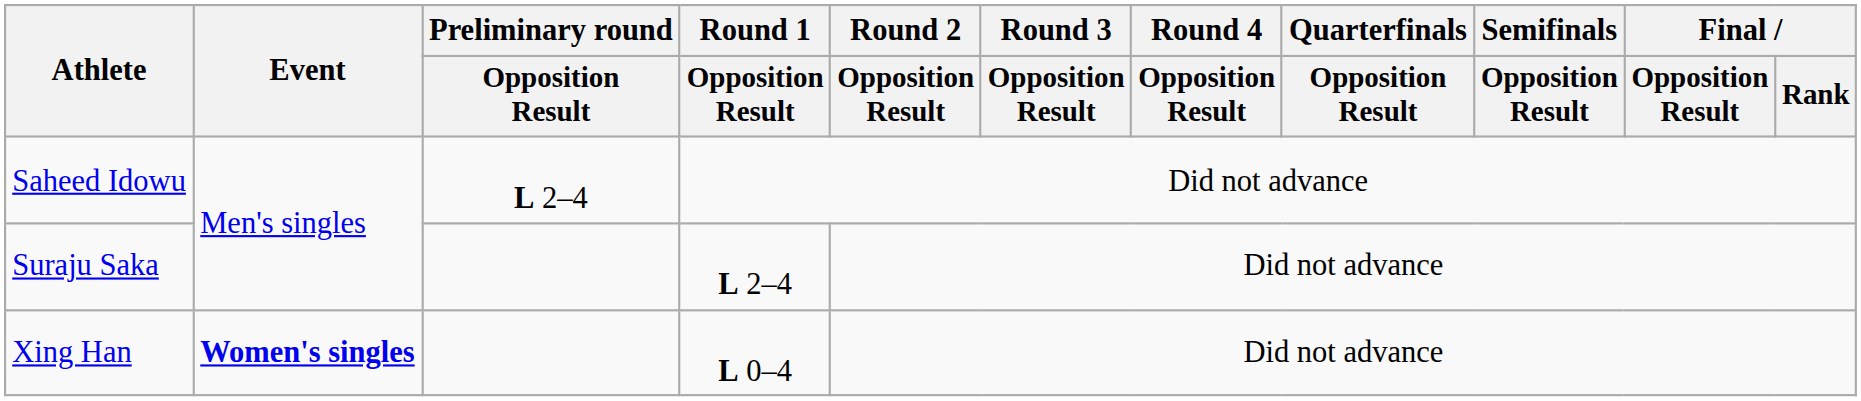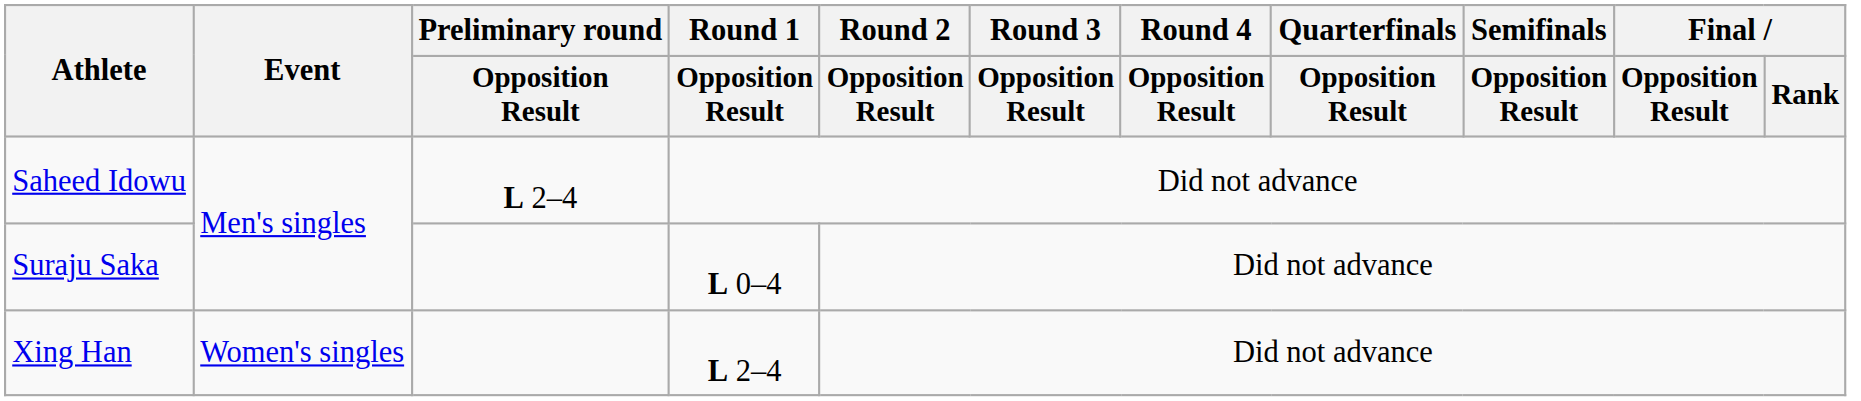(755, 284) L 2–4 -> (745, 284) L 0–4
(307, 352) bold -> (302, 352) normal
(755, 370) L 0–4 -> (745, 370) L 2–4
